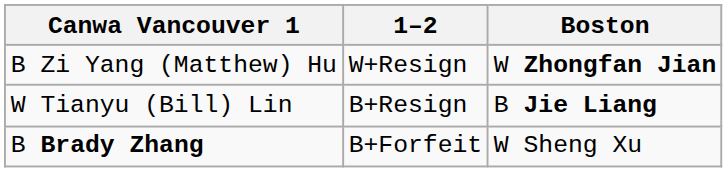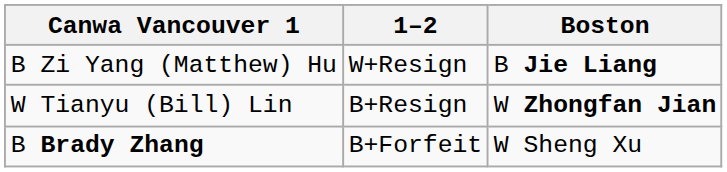(605, 65) W Zhongfan Jian -> (575, 65) B Jie Liang
(575, 106) B Jie Liang -> (605, 106) W Zhongfan Jian
